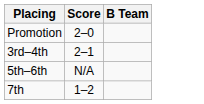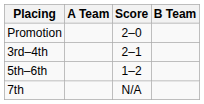+ column: (88, 14)
(84, 71) N/A -> (132, 71) 1–2
(84, 90) 1–2 -> (132, 90) N/A
